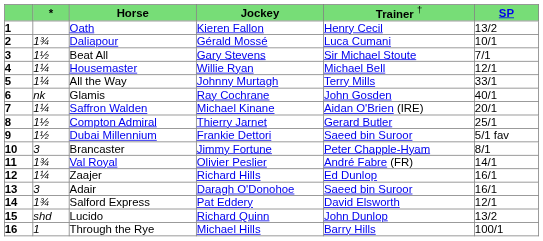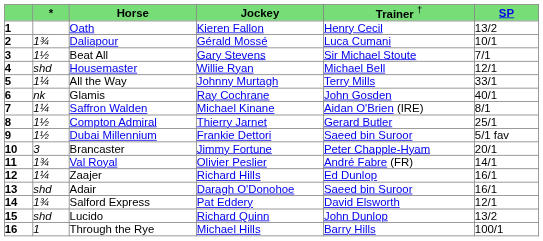(41, 68) 1¼ -> (42, 68) shd
(486, 108) 20/1 -> (483, 108) 8/1
(483, 148) 8/1 -> (486, 148) 20/1
(36, 189) 3 -> (42, 189) shd
